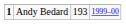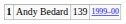(80, 12) 193 -> (80, 12) 139
